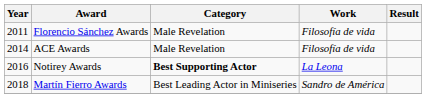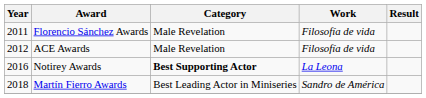(18, 49) 2014 -> (18, 49) 2012
